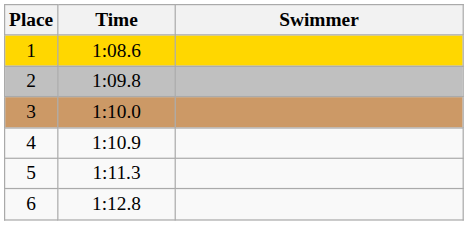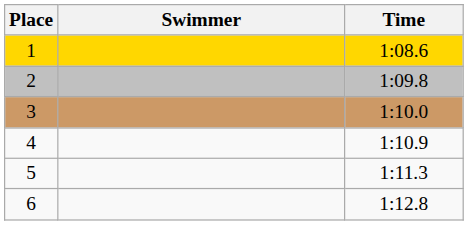columns swapped: (319, 19) <-> (117, 19)
